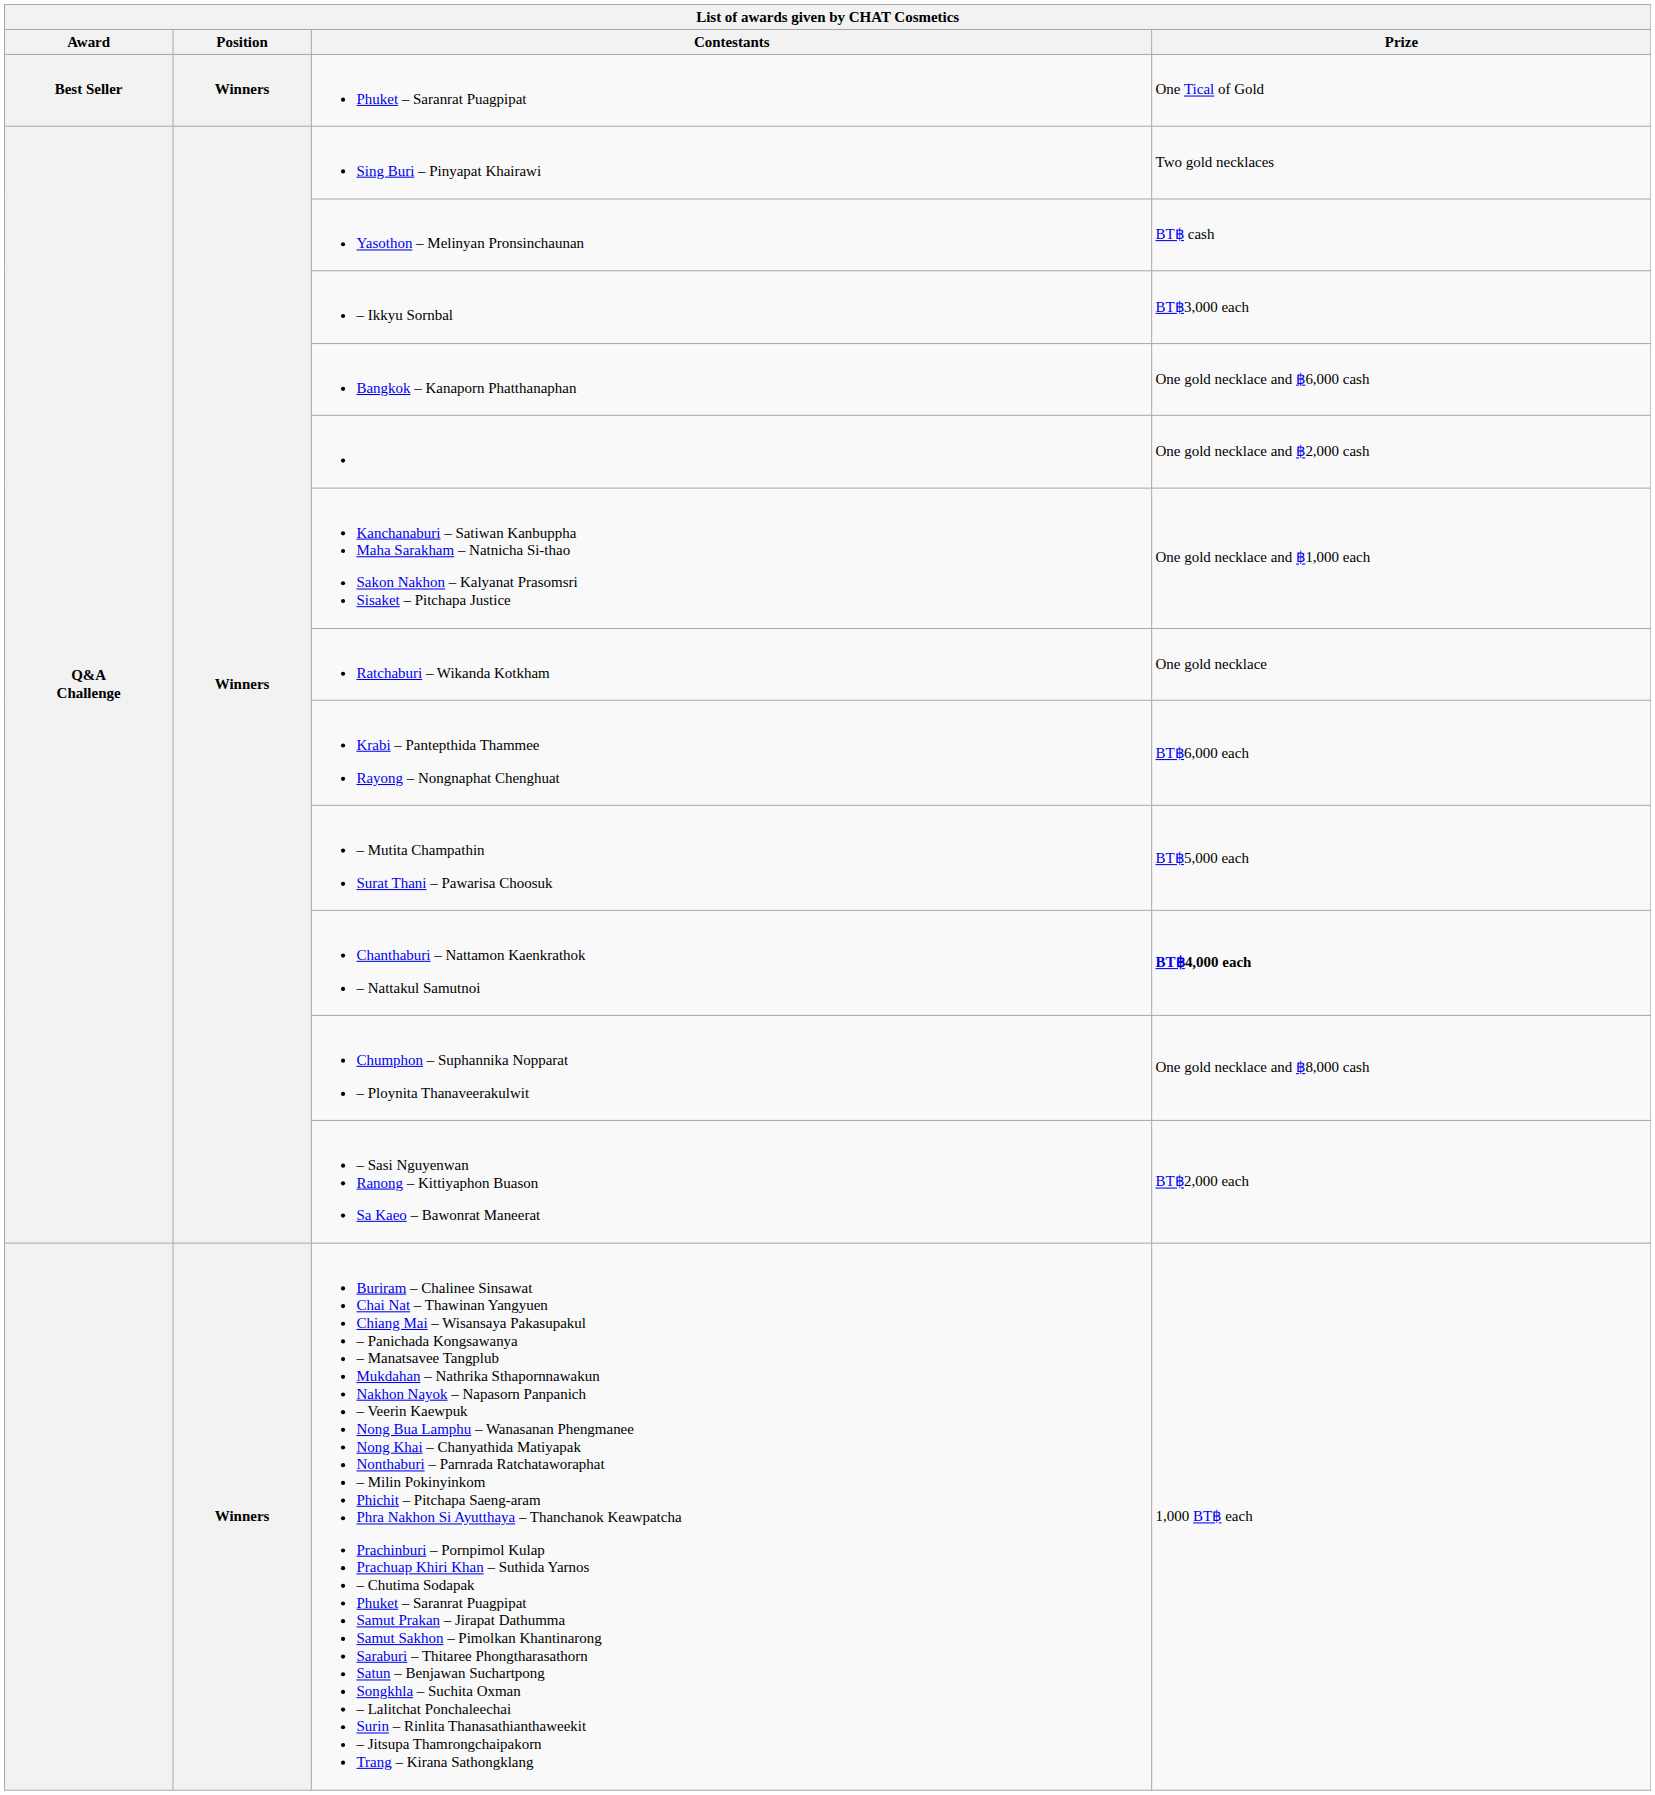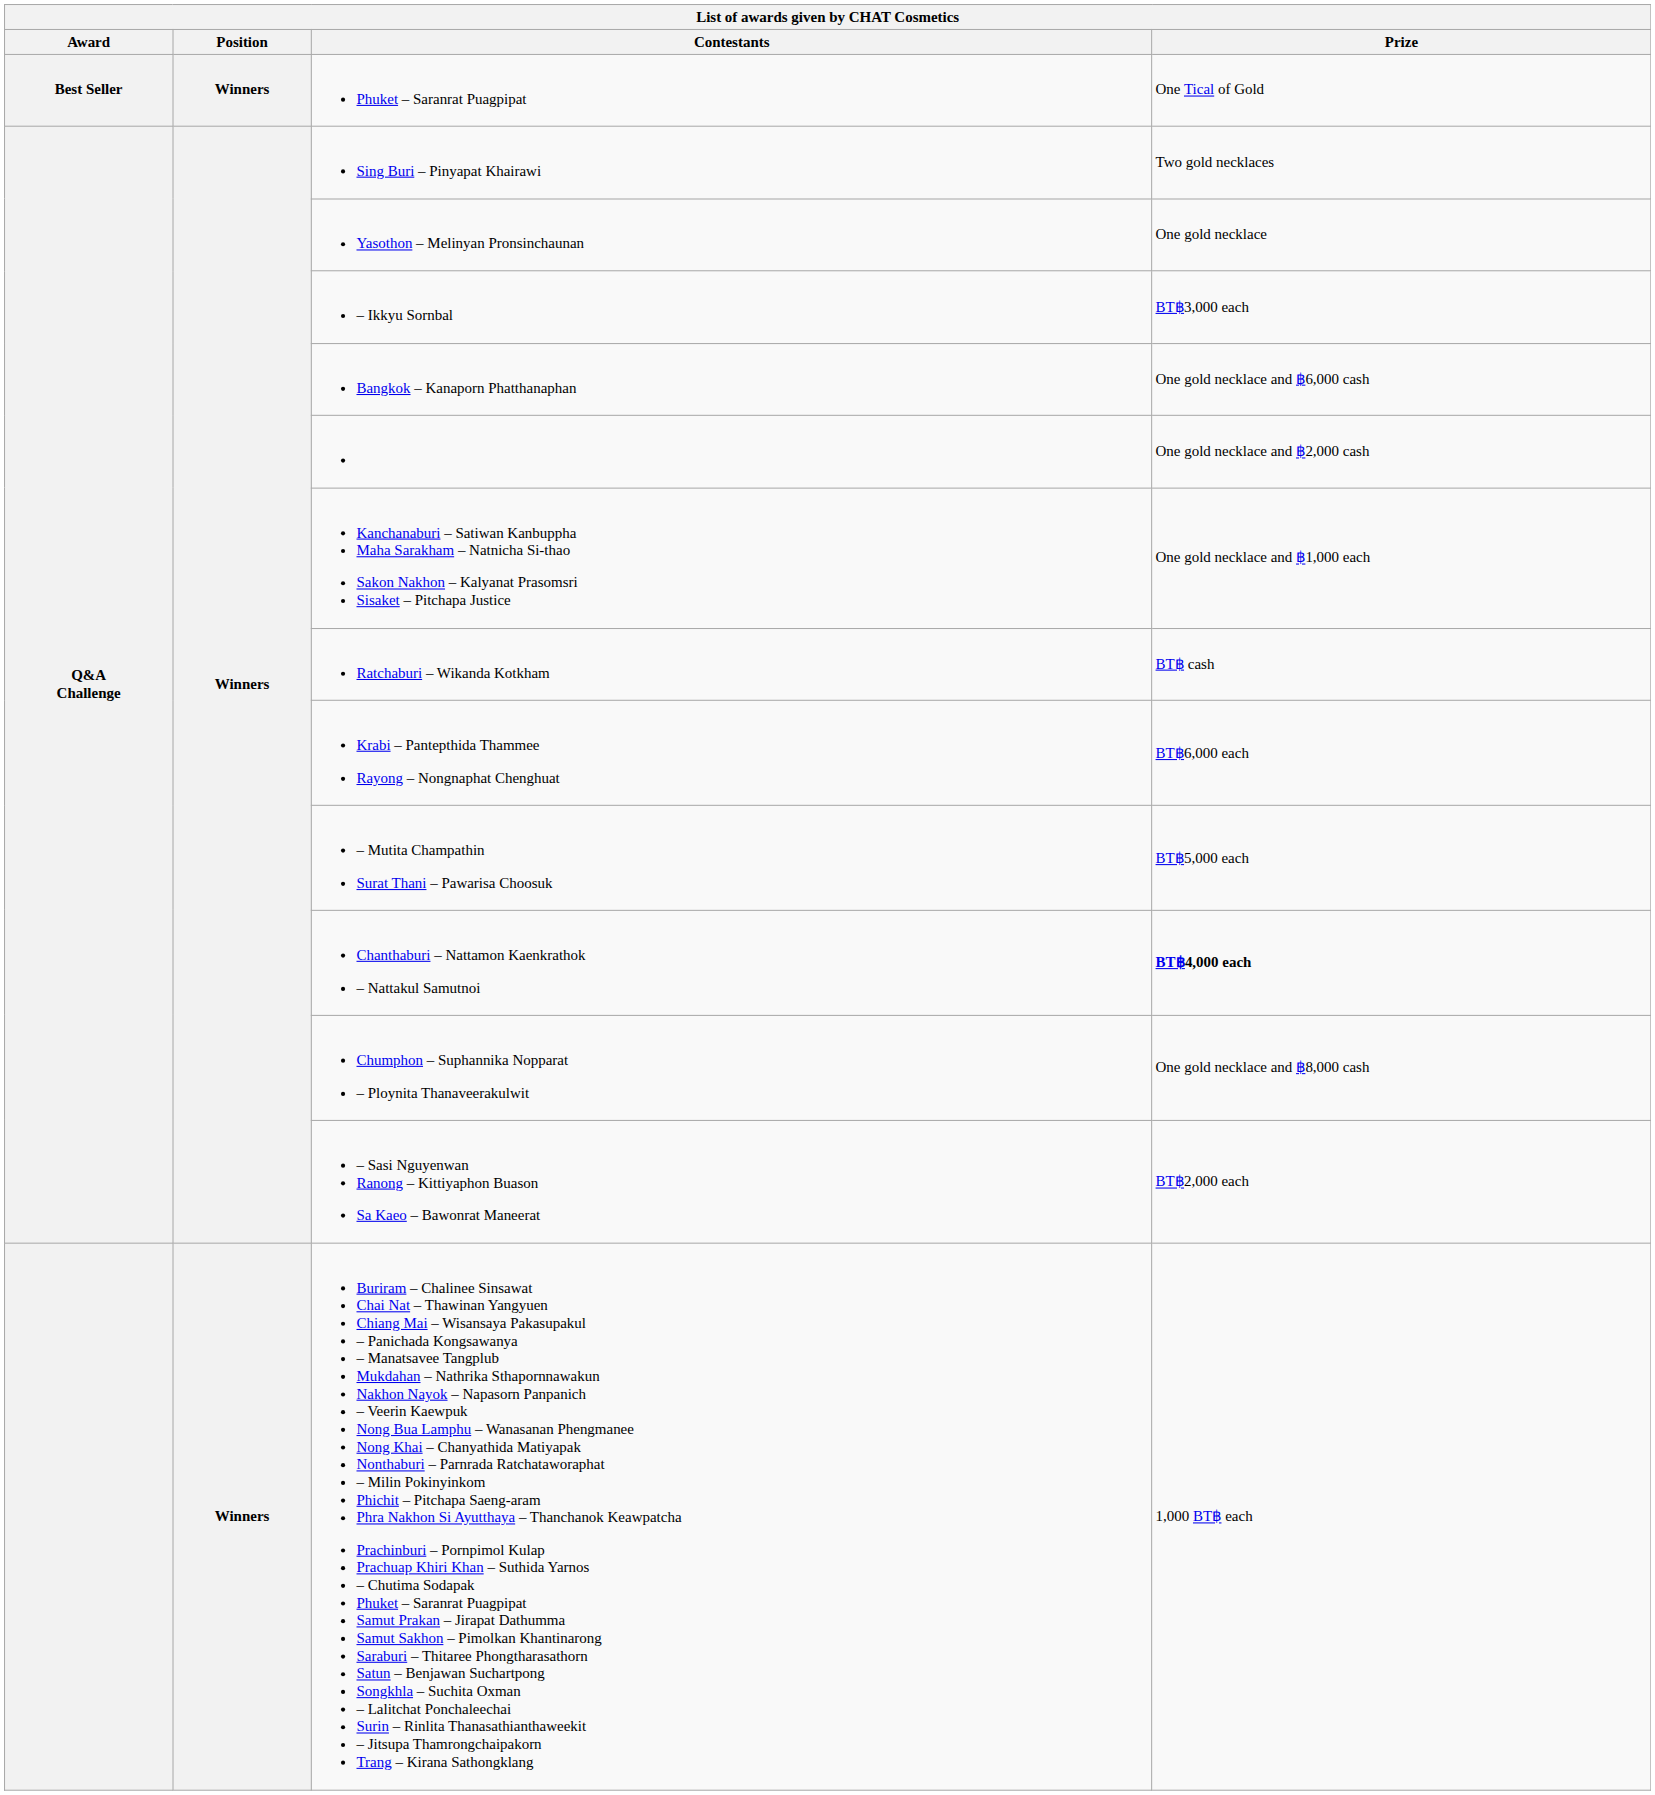(1185, 235) BT฿ cash -> (1211, 235) One gold necklace
(1211, 664) One gold necklace -> (1185, 664) BT฿ cash
